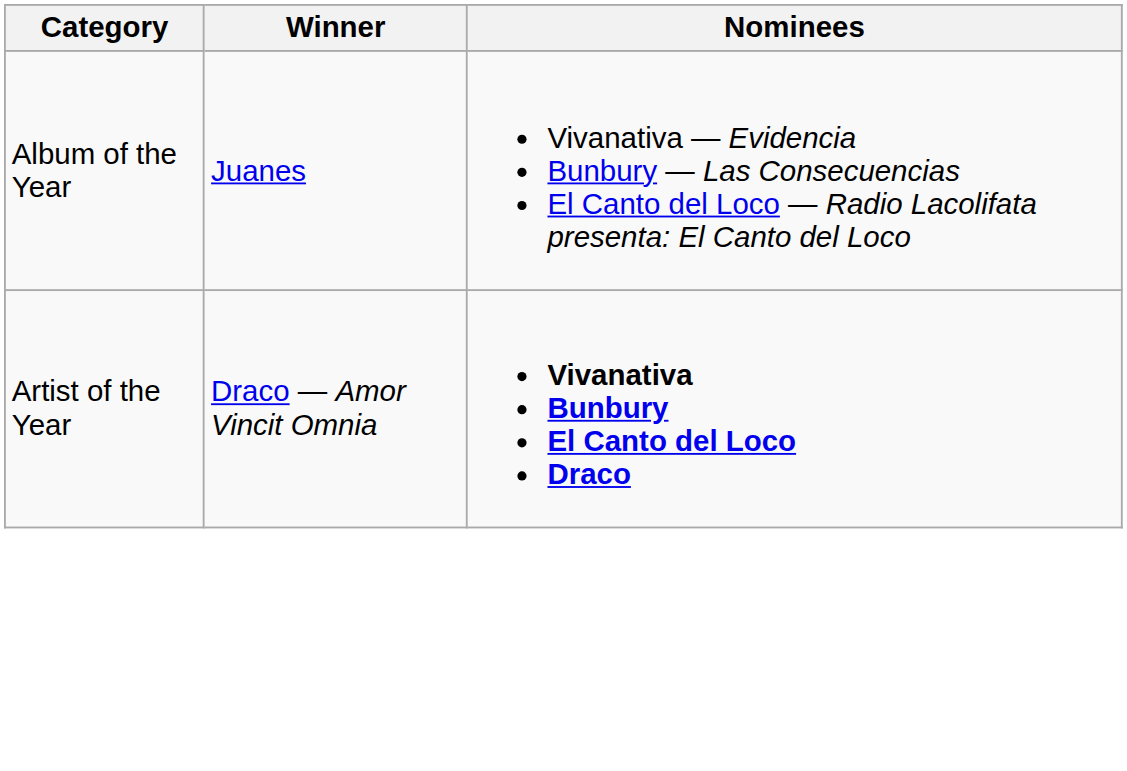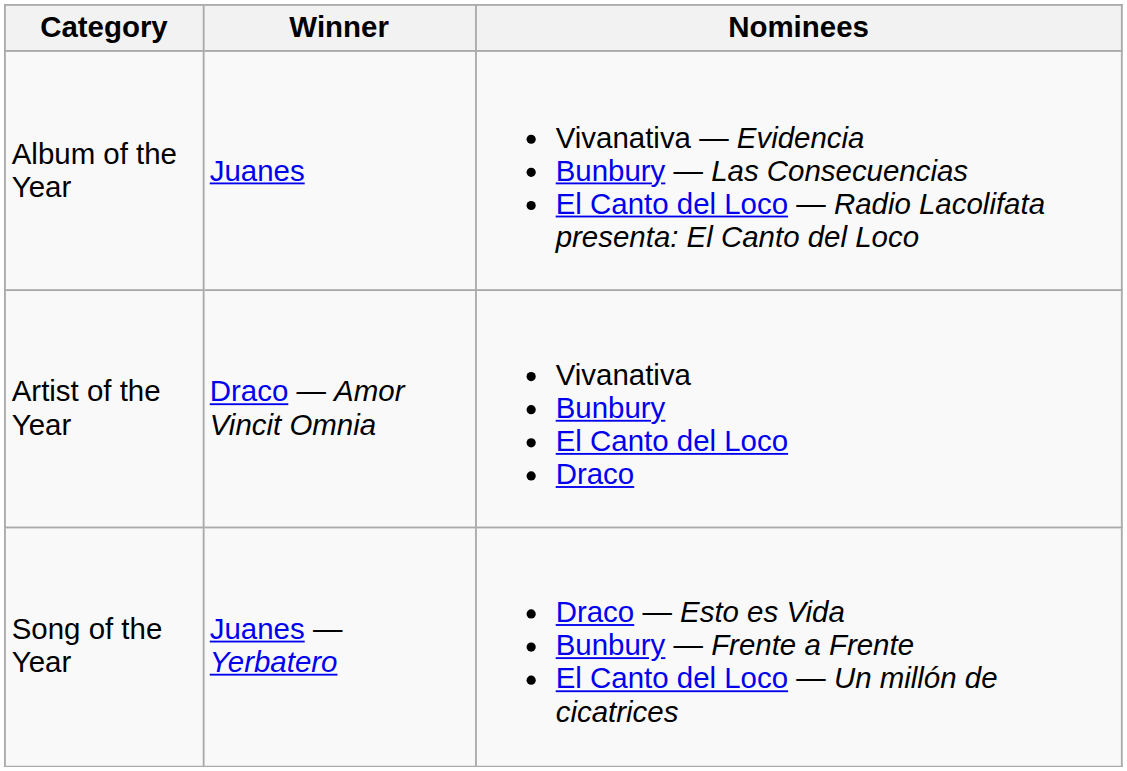(794, 425) bold -> (799, 425) normal
+ row: (87, 646)
